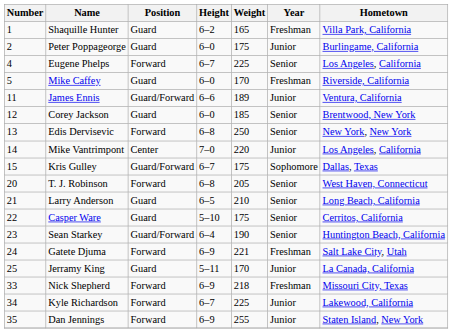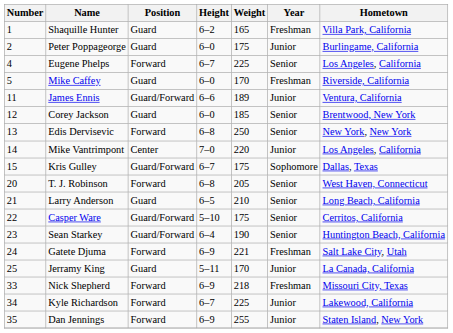(144, 217) Guard -> (162, 217) Guard/Forward
